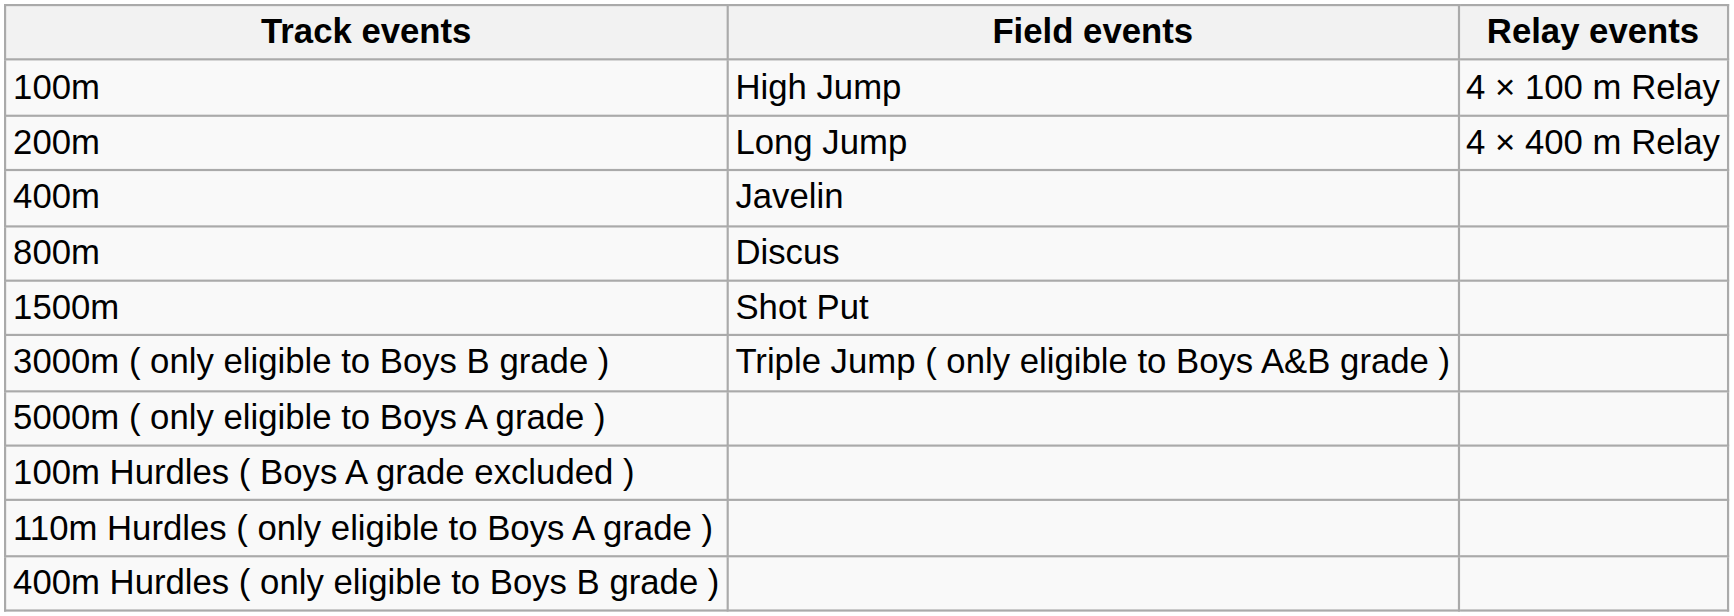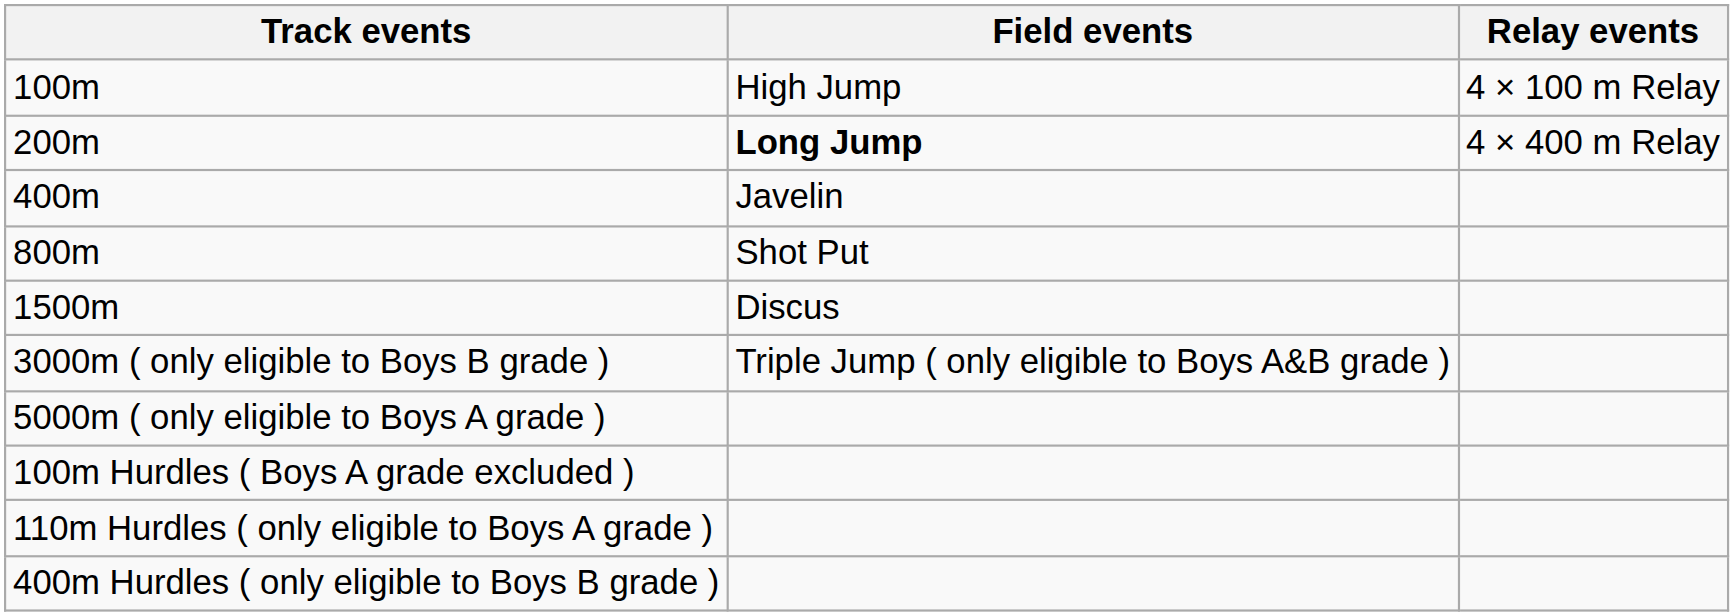(821, 142) normal -> (829, 142) bold
(788, 252) Discus -> (802, 252) Shot Put
(802, 307) Shot Put -> (788, 307) Discus
